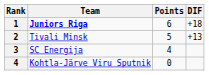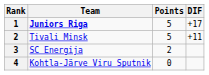(169, 24) 6 -> (169, 24) 5
(195, 24) +18 -> (195, 24) +17
(195, 37) +13 -> (195, 37) +11
(169, 50) 4 -> (169, 50) 2
